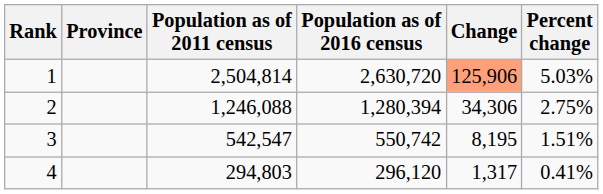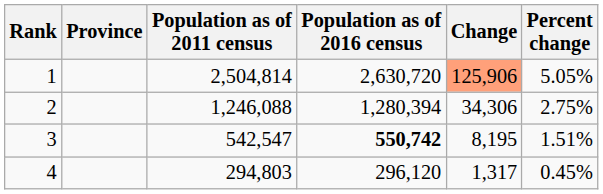(567, 75) 5.03% -> (567, 75) 5.05%
(408, 140) normal -> (408, 140) bold
(567, 172) 0.41% -> (567, 172) 0.45%
